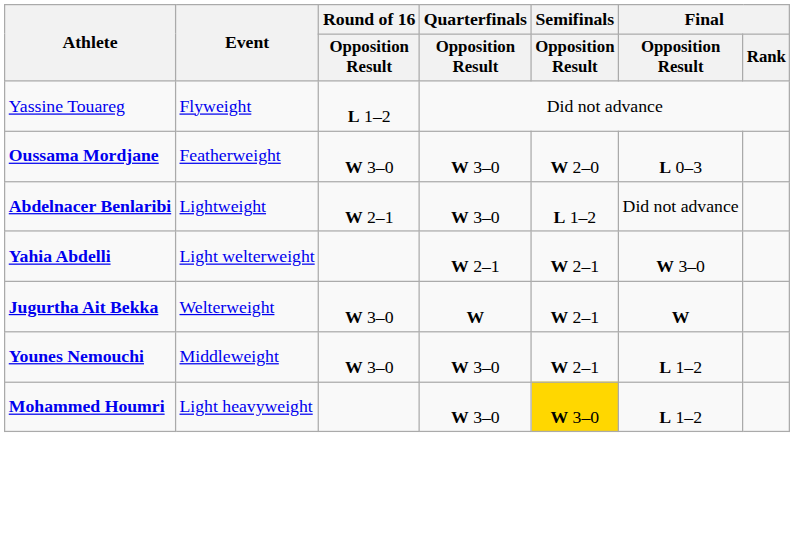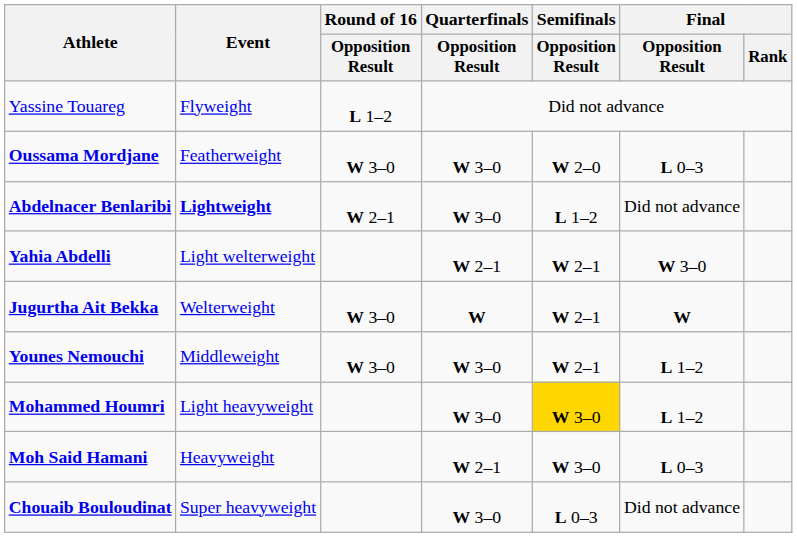(223, 206) normal -> (226, 206) bold
+ row: (78, 457)
+ row: (90, 507)
